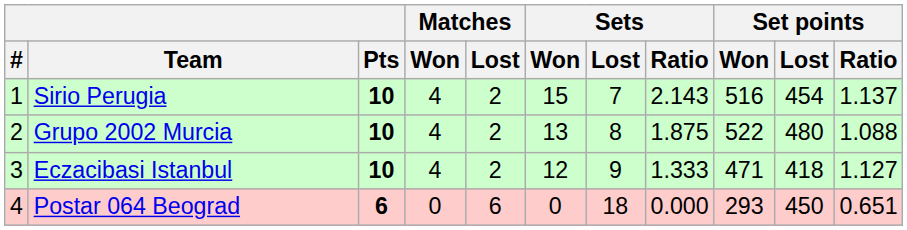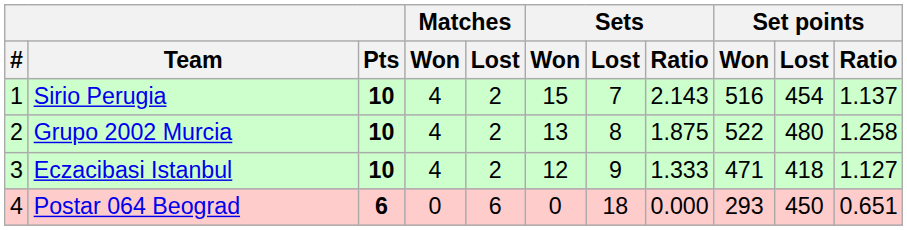(869, 133) 1.088 -> (869, 133) 1.258
